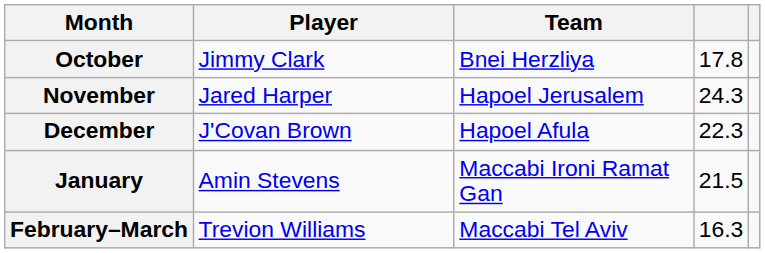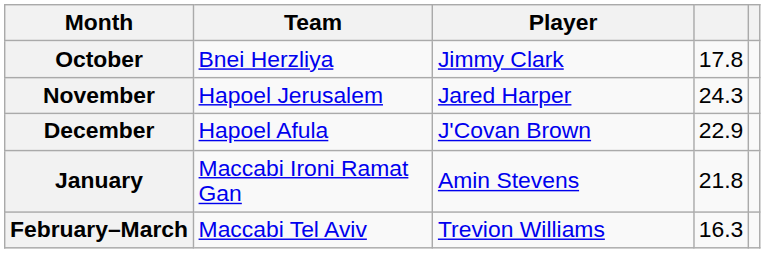columns swapped: (324, 22) <-> (574, 22)
(721, 131) 22.3 -> (721, 131) 22.9
(721, 180) 21.5 -> (721, 180) 21.8
